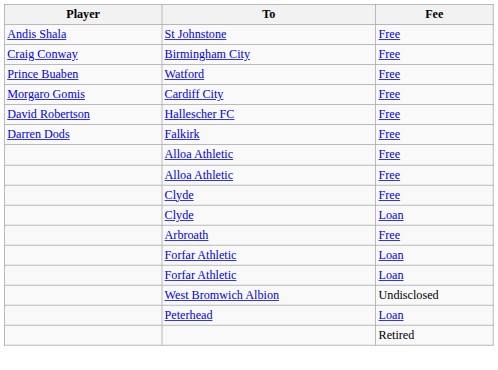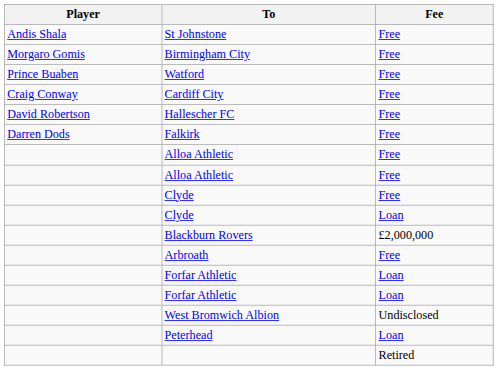(42, 54) Craig Conway -> (46, 54) Morgaro Gomis
(46, 94) Morgaro Gomis -> (42, 94) Craig Conway
+ row: (209, 235)
